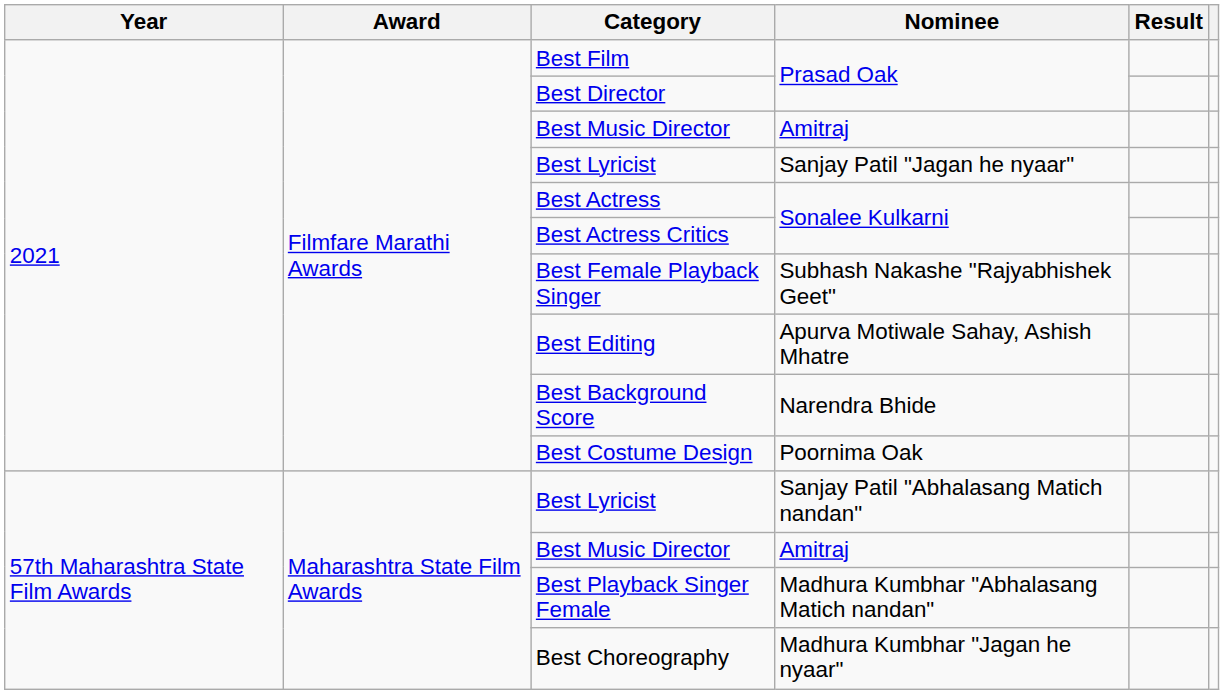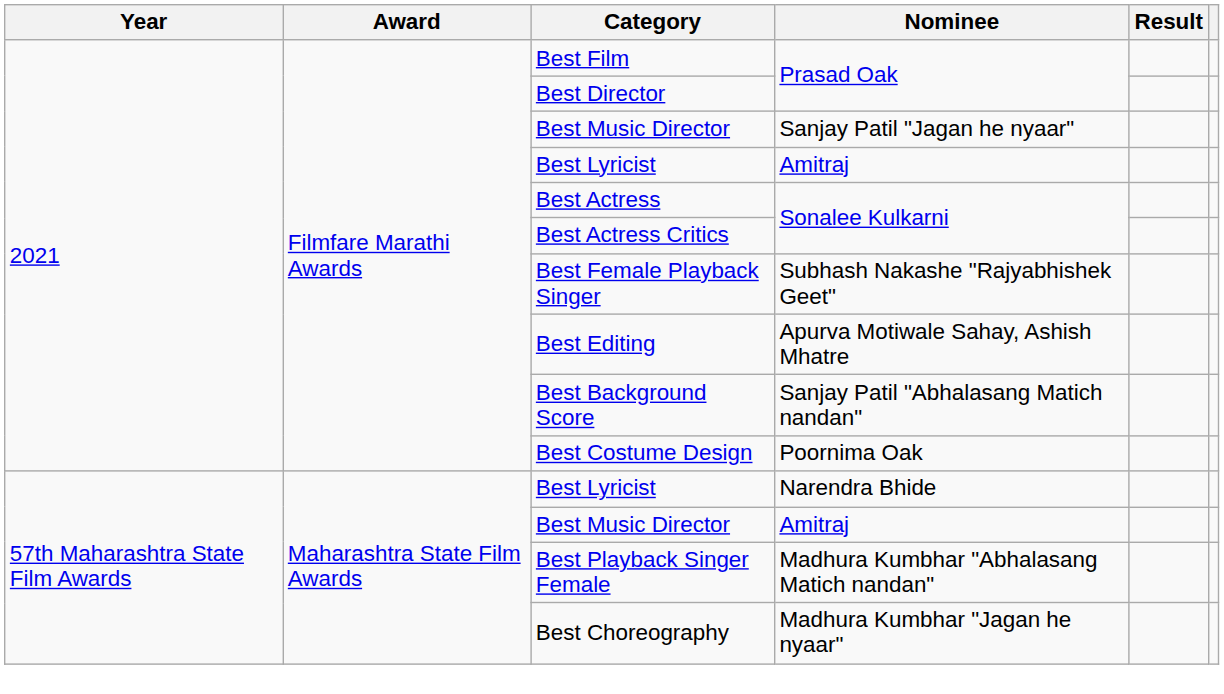(814, 128) Amitraj -> (927, 128) Sanjay Patil "Jagan he nyaar"
(927, 164) Sanjay Patil "Jagan he nyaar" -> (814, 164) Amitraj
(858, 404) Narendra Bhide -> (941, 404) Sanjay Patil "Abhalasang Matich nandan"
(941, 501) Sanjay Patil "Abhalasang Matich nandan" -> (858, 488) Narendra Bhide
